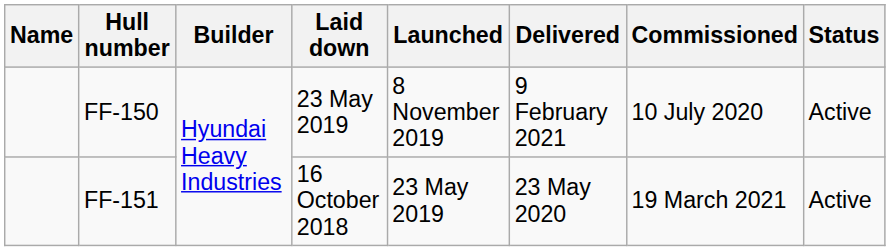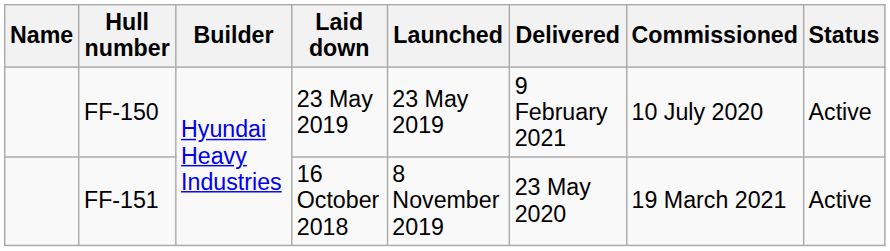(446, 111) 8 November 2019 -> (430, 111) 23 May 2019
(430, 200) 23 May 2019 -> (446, 200) 8 November 2019
